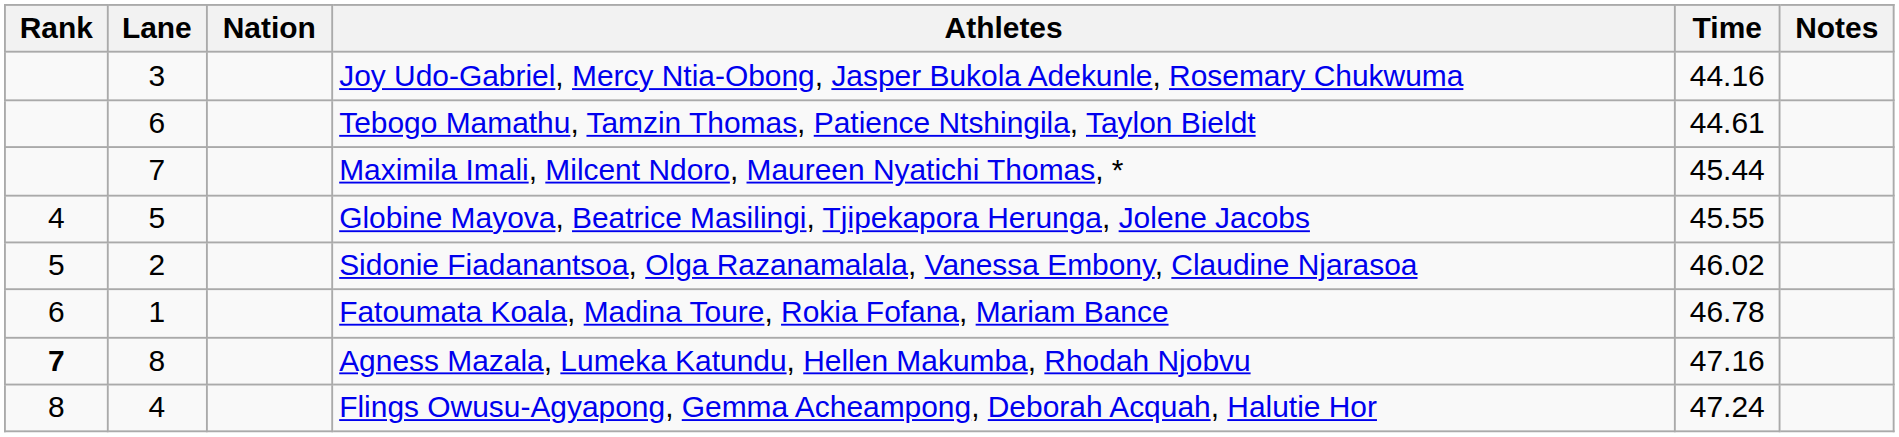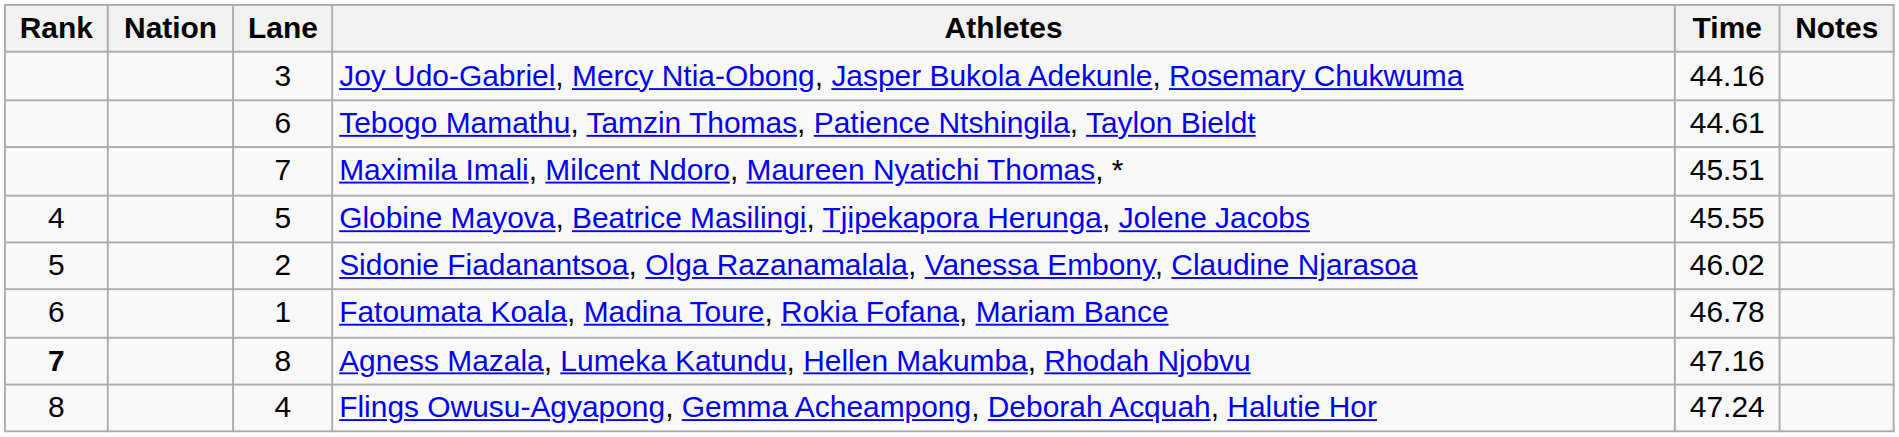columns swapped: (157, 28) <-> (269, 28)
(1727, 170) 45.44 -> (1727, 170) 45.51
